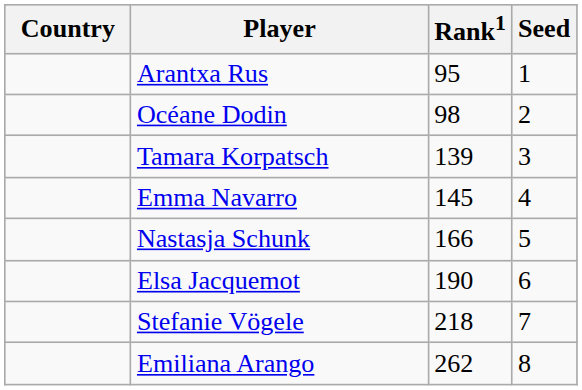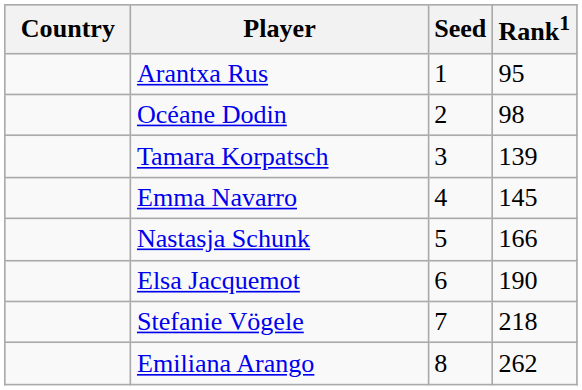columns swapped: (470, 28) <-> (544, 28)
